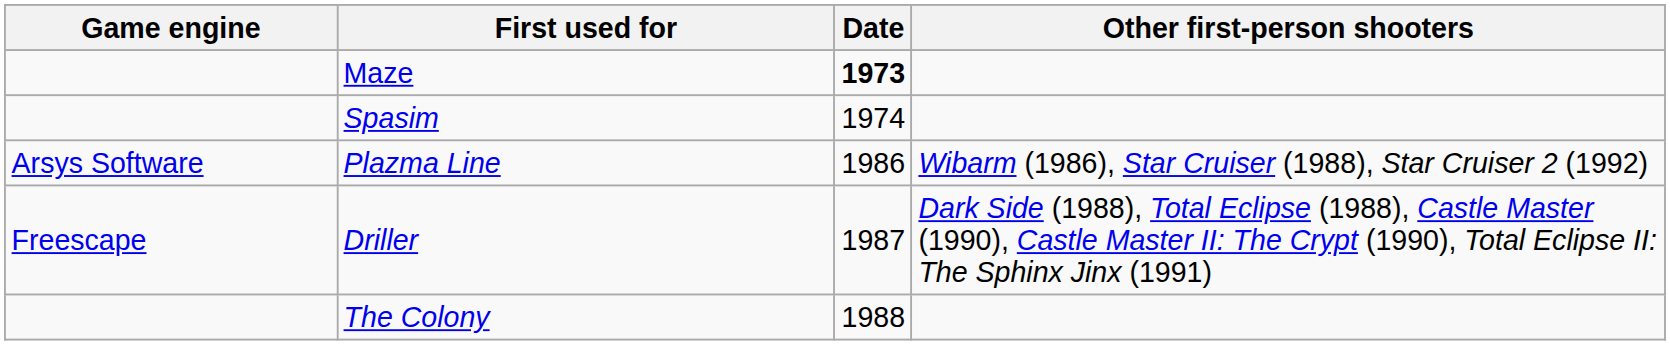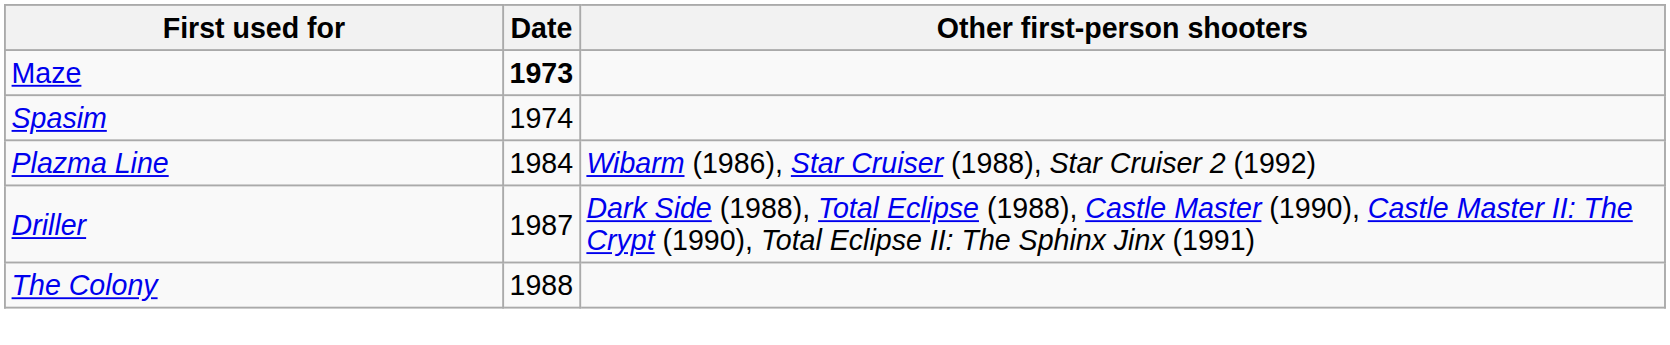- column: (171, 28)
(873, 163) 1986 -> (541, 163) 1984
